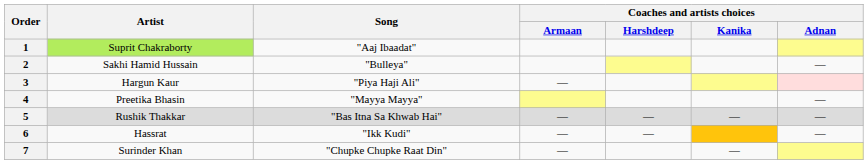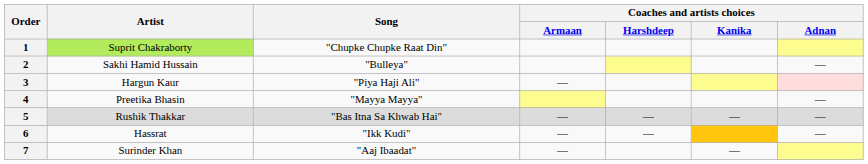(386, 47) "Aaj Ibaadat" -> (386, 47) "Chupke Chupke Raat Din"
(386, 151) "Chupke Chupke Raat Din" -> (386, 151) "Aaj Ibaadat"
